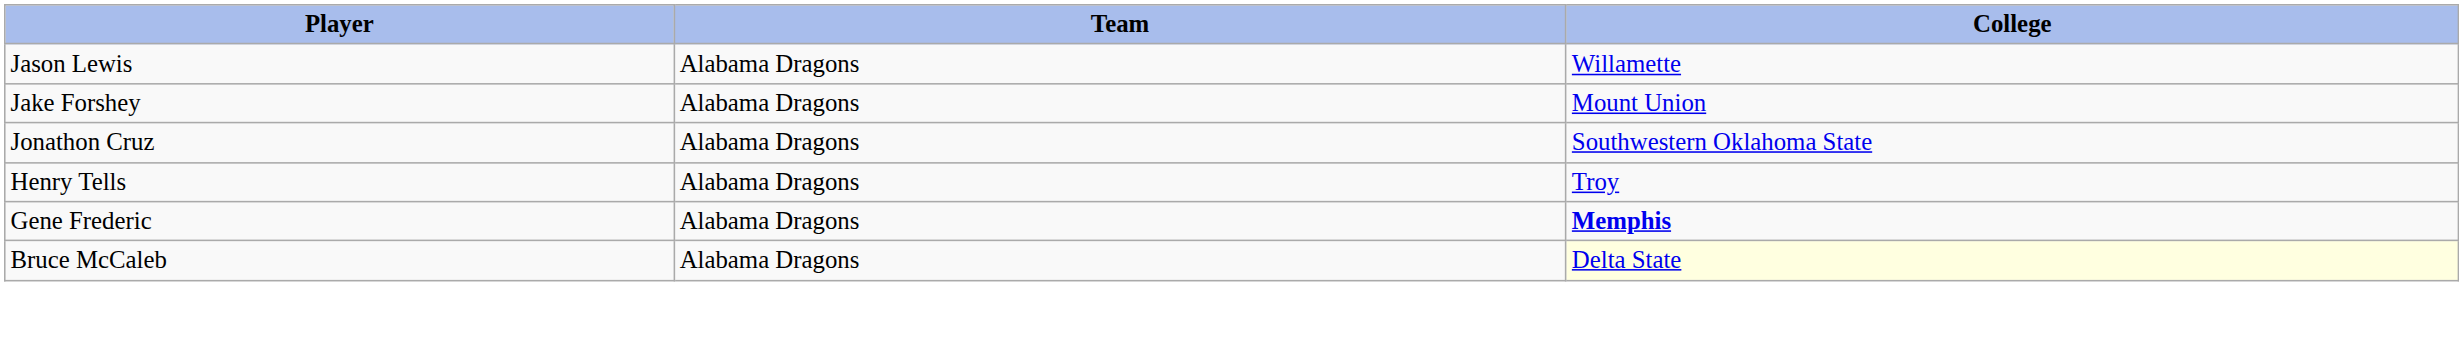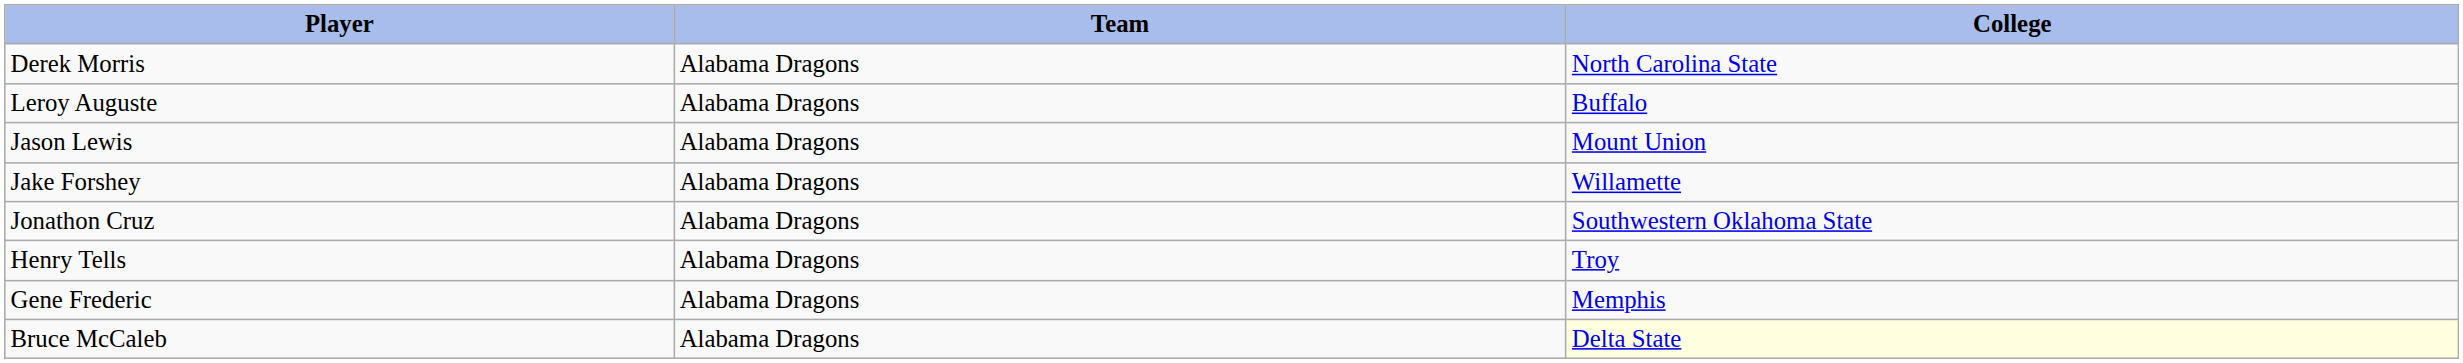+ row: (78, 63)
+ row: (84, 102)
(1626, 63) Willamette -> (1639, 142) Mount Union
(1639, 102) Mount Union -> (1626, 181) Willamette
(1621, 220) bold -> (1619, 299) normal
